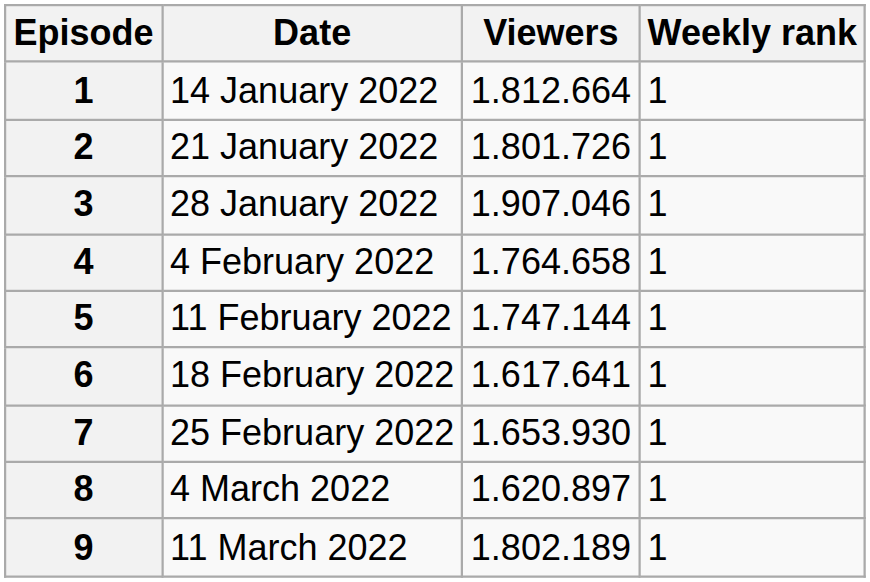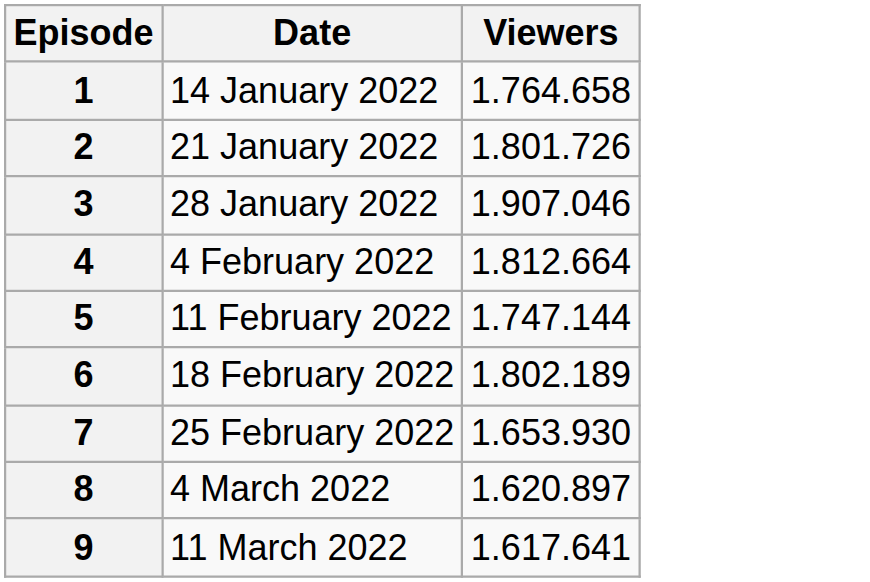- column: (752, 33)
(551, 90) 1.812.664 -> (551, 90) 1.764.658
(551, 261) 1.764.658 -> (551, 261) 1.812.664
(551, 375) 1.617.641 -> (551, 375) 1.802.189
(551, 546) 1.802.189 -> (551, 546) 1.617.641
